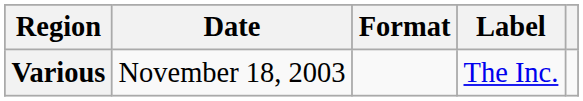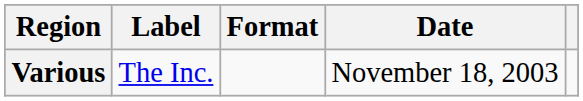columns swapped: (232, 27) <-> (511, 27)
